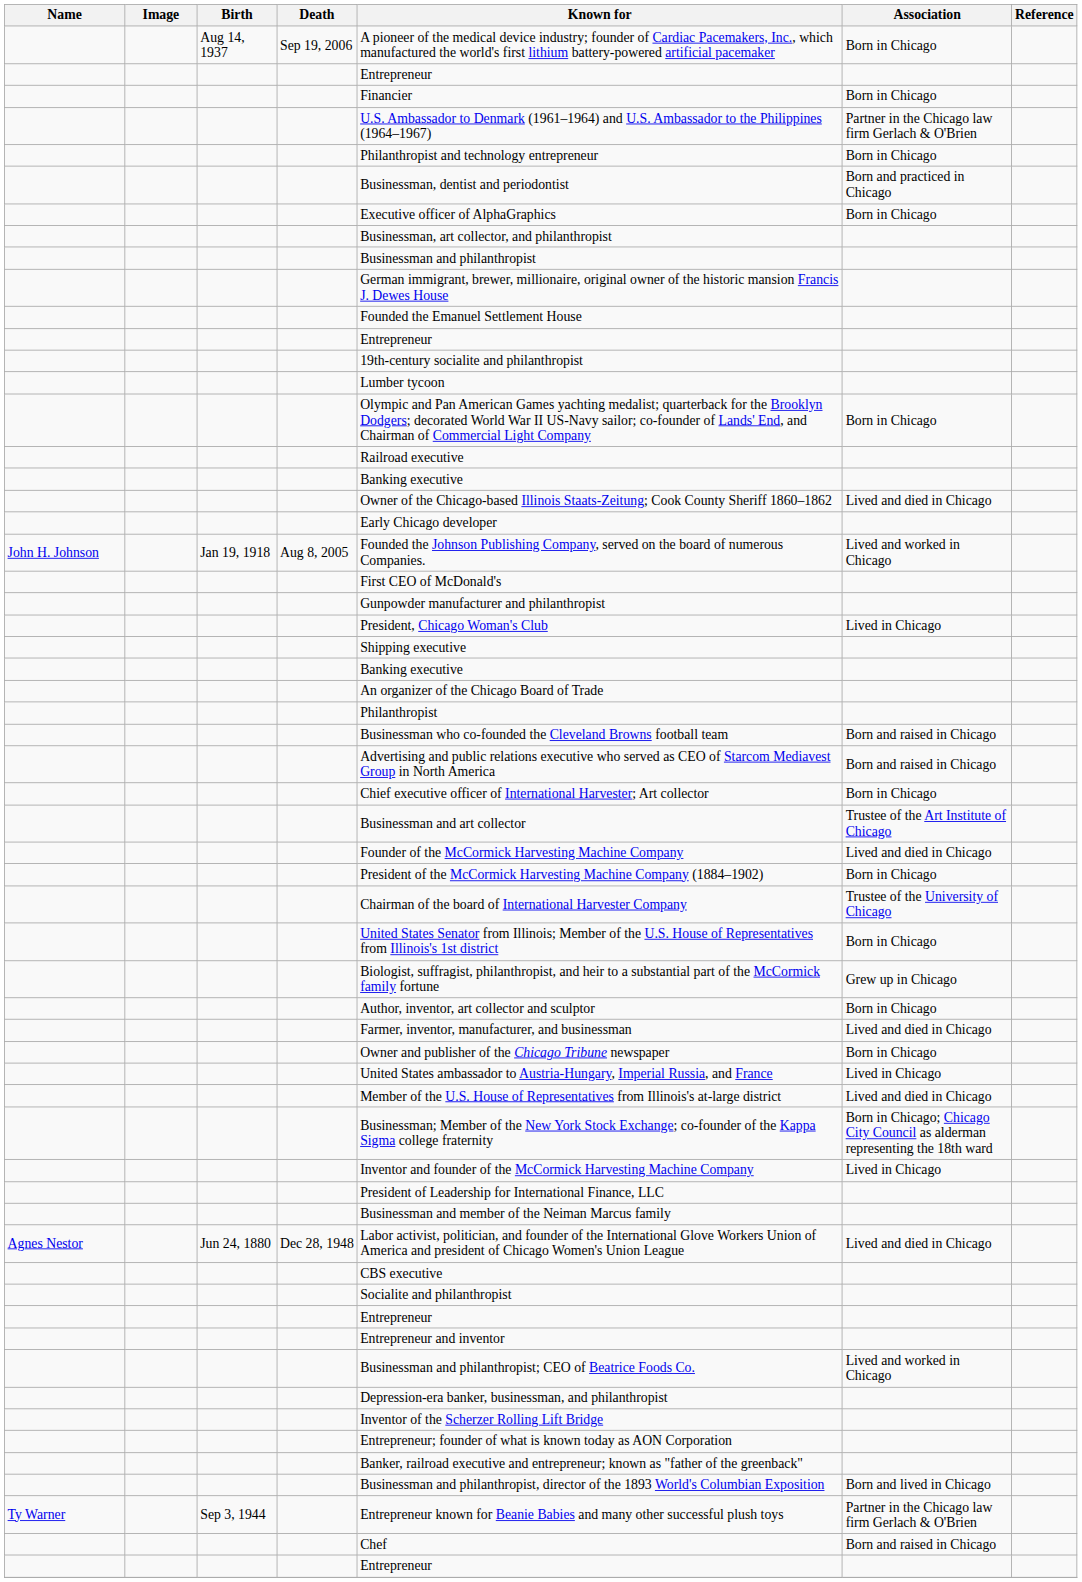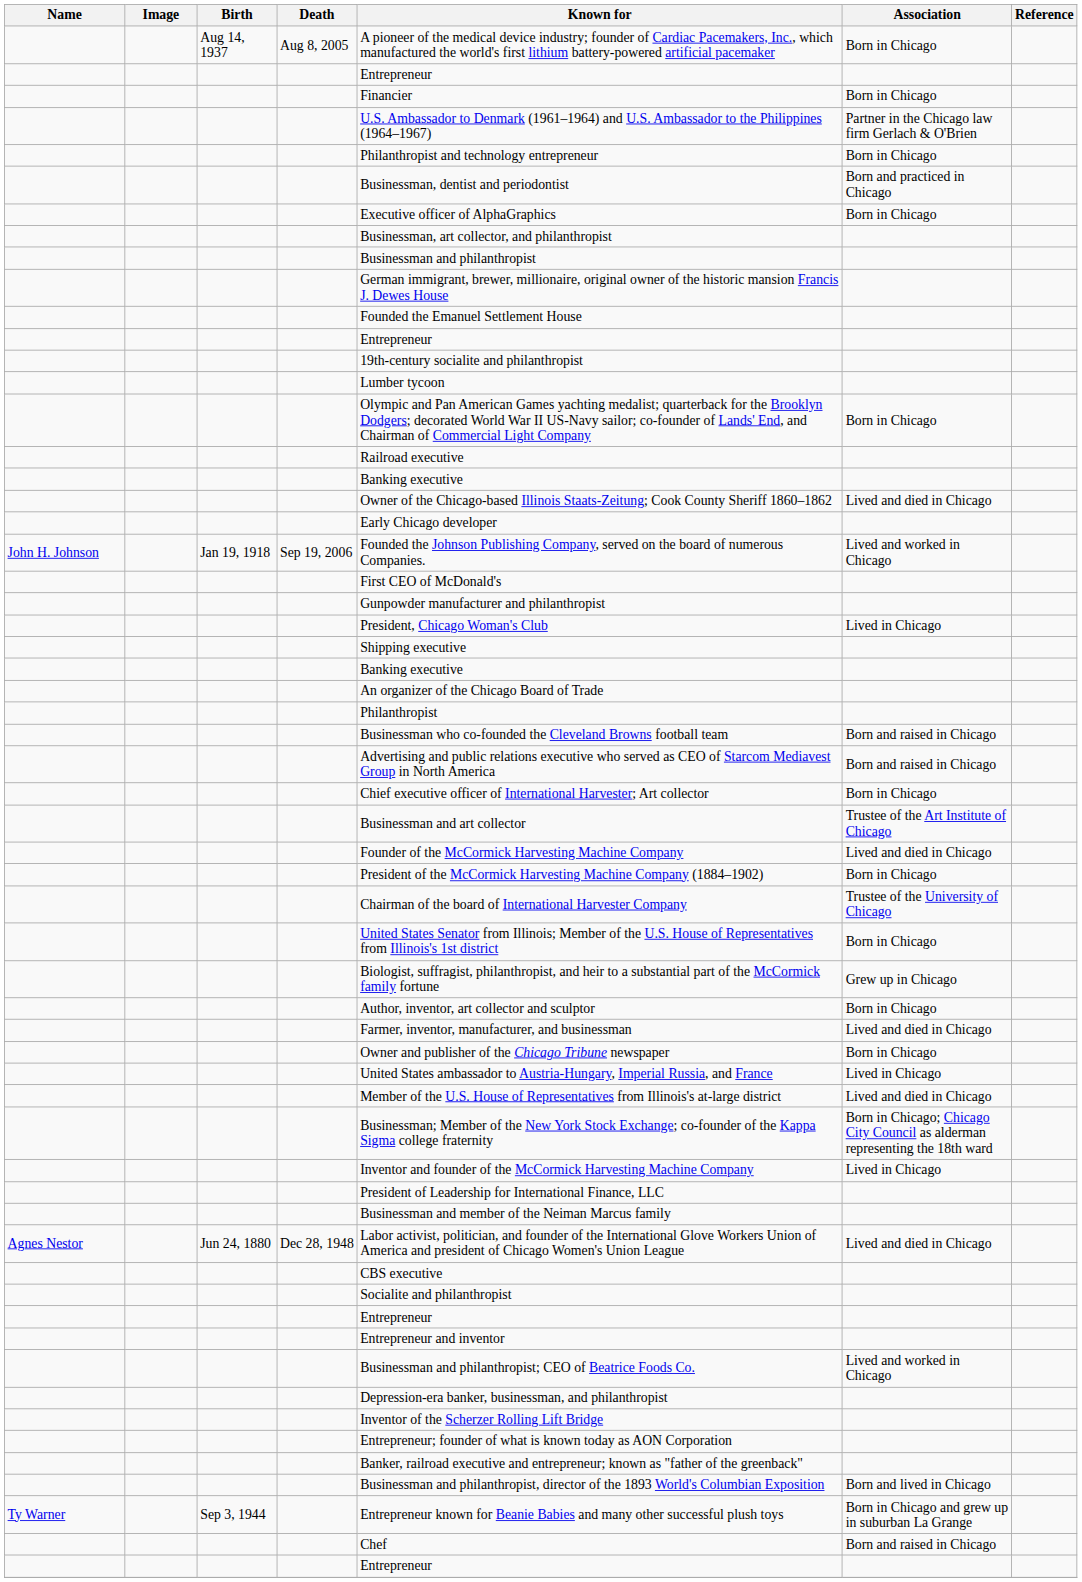(316, 44) Sep 19, 2006 -> (314, 44) Aug 8, 2005
(314, 552) Aug 8, 2005 -> (316, 552) Sep 19, 2006
(919, 1514) Partner in the Chicago law firm Gerlach & O'Brien -> (927, 1514) Born in Chicago and grew up in suburban La Grange
